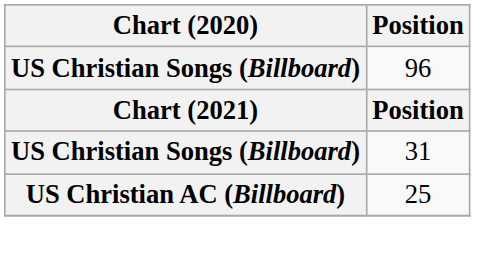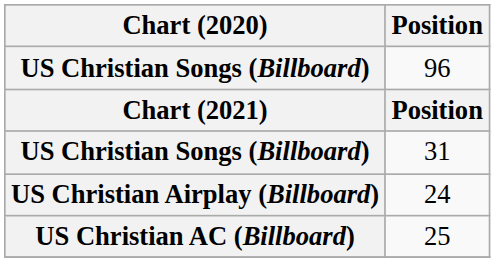+ row: (437, 194)
